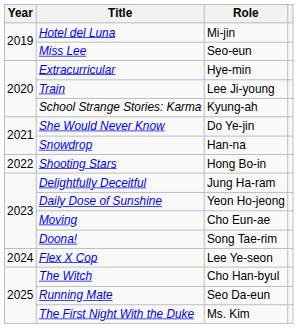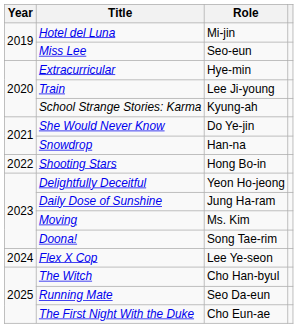(241, 182) Jung Ha-ram -> (246, 182) Yeon Ho-jeong
(246, 201) Yeon Ho-jeong -> (241, 201) Jung Ha-ram
(239, 220) Cho Eun-ae -> (228, 220) Ms. Kim
(228, 314) Ms. Kim -> (239, 314) Cho Eun-ae
